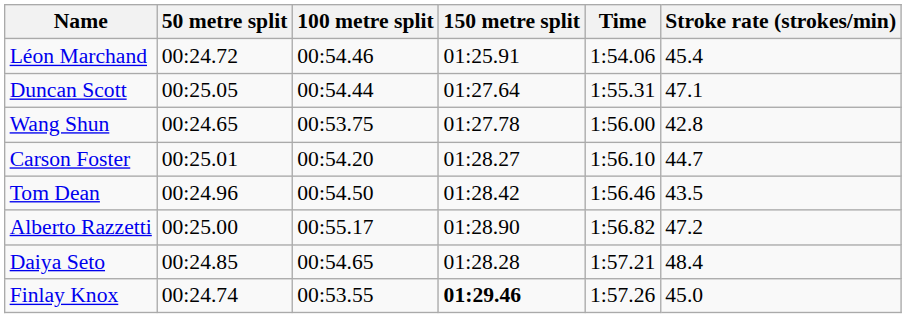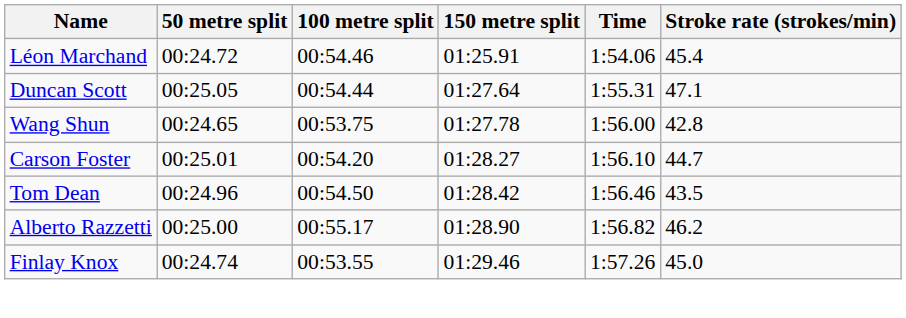(684, 227) 47.2 -> (684, 227) 46.2
- row: (57, 261)
(482, 295) bold -> (482, 261) normal
